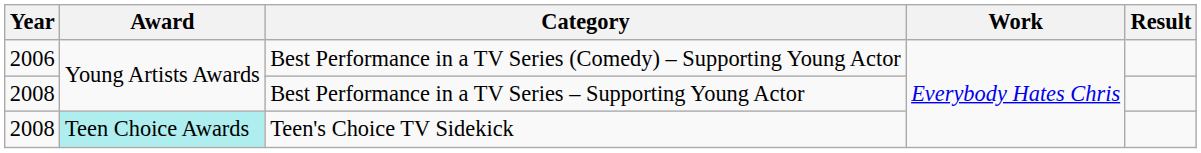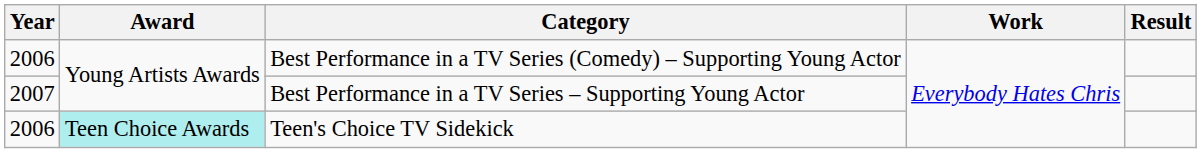(32, 93) 2008 -> (32, 93) 2007
(32, 128) 2008 -> (32, 128) 2006
